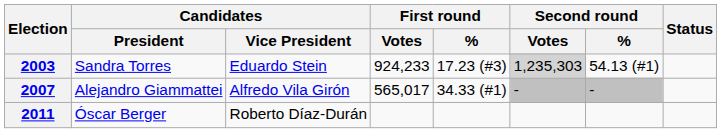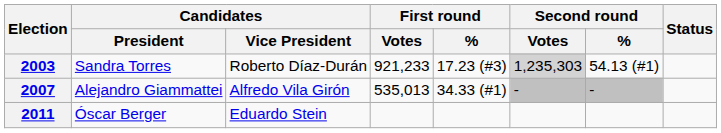(278, 65) Eduardo Stein -> (298, 65) Roberto Díaz-Durán
(402, 65) 924,233 -> (402, 65) 921,233
(402, 90) 565,017 -> (402, 90) 535,013
(298, 114) Roberto Díaz-Durán -> (278, 114) Eduardo Stein
